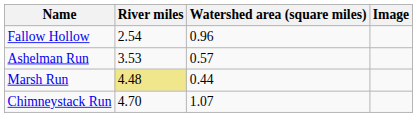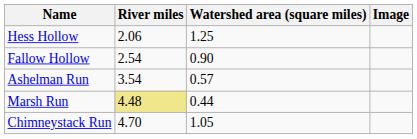+ row: (43, 36)
(202, 36) 0.96 -> (202, 58) 0.90
(130, 58) 3.53 -> (130, 79) 3.54
(202, 101) 1.07 -> (202, 123) 1.05
